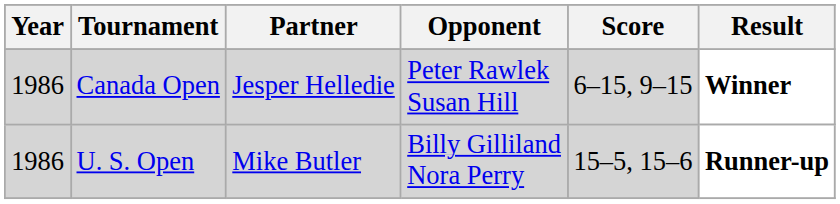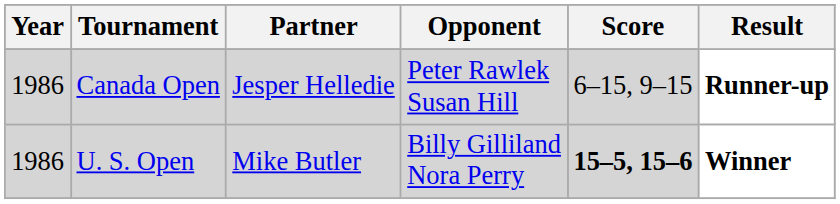(748, 86) Winner -> (767, 86) Runner-up
(633, 161) normal -> (633, 161) bold
(767, 161) Runner-up -> (748, 161) Winner
